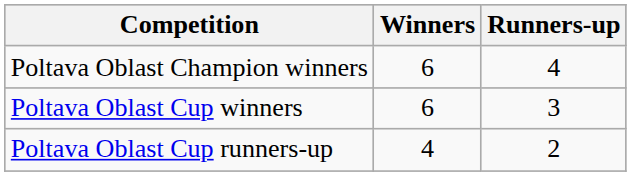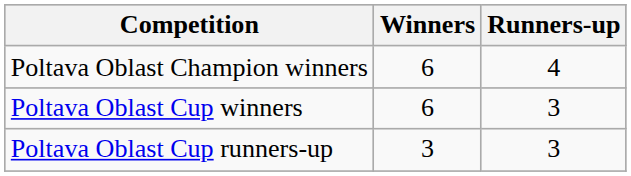(428, 149) 4 -> (428, 149) 3
(554, 149) 2 -> (554, 149) 3
